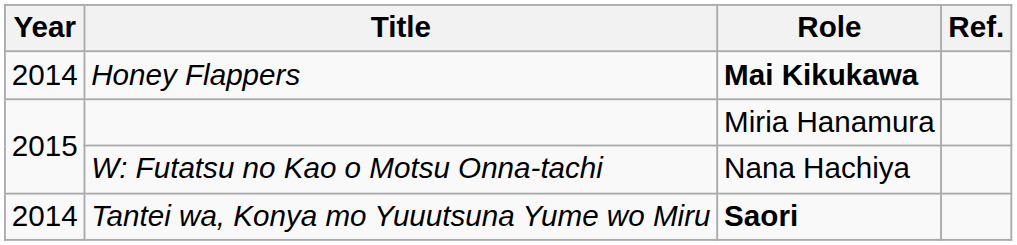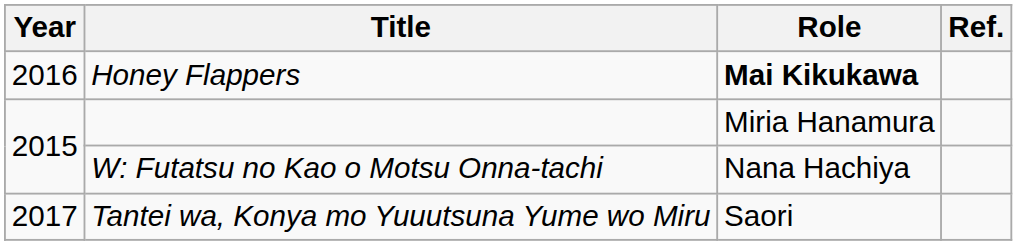(45, 74) 2014 -> (45, 74) 2016
(45, 215) 2014 -> (45, 215) 2017
(761, 215) bold -> (759, 215) normal
